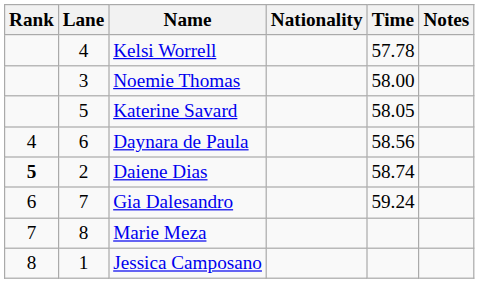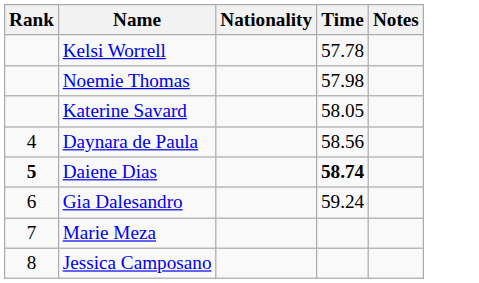- column: (84, 19)
(393, 80) 58.00 -> (343, 80) 57.98
(393, 171) normal -> (343, 171) bold
